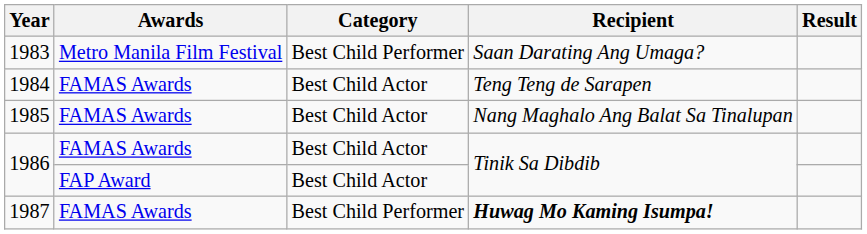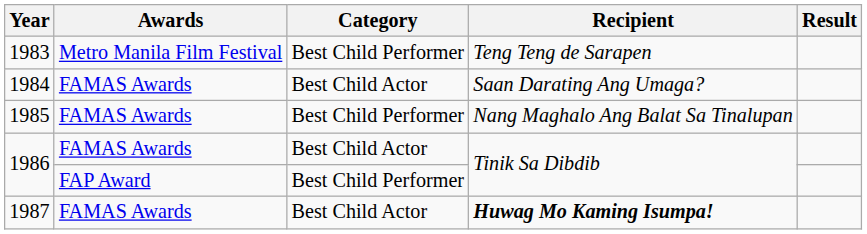(589, 52) Saan Darating Ang Umaga? -> (563, 52) Teng Teng de Sarapen
(563, 84) Teng Teng de Sarapen -> (589, 84) Saan Darating Ang Umaga?
(359, 116) Best Child Actor -> (378, 116) Best Child Performer
(359, 180) Best Child Actor -> (378, 180) Best Child Performer
(378, 212) Best Child Performer -> (359, 212) Best Child Actor
